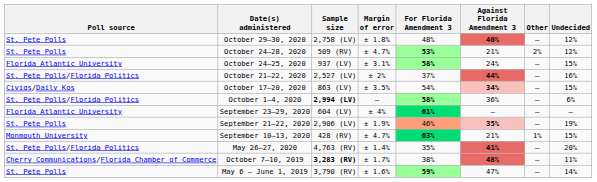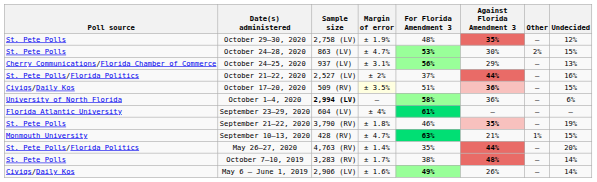(377, 39) ± 1.8% -> (377, 39) ± 1.9%
(493, 39) 40% -> (493, 39) 35%
(335, 51) 509 (RV) -> (335, 51) 863 (LV)
(493, 51) 21% -> (493, 51) 30%
(571, 51) 12% -> (571, 51) 15%
(64, 63) Florida Atlantic University -> (111, 63) Cherry Communications/Florida Chamber of Commerce
(428, 63) 58% -> (428, 63) 56%
(493, 63) 24% -> (493, 63) 29%
(571, 63) 15% -> (571, 63) 13%
(335, 87) 863 (LV) -> (335, 87) 509 (RV)
(377, 87) no background -> (377, 87) lightyellow background
(428, 87) 54% -> (428, 87) 51%
(493, 87) 34% -> (493, 87) 36%
(73, 99) St. Pete Polls/Florida Politics -> (64, 99) University of North Florida
(335, 123) 2,906 (LV) -> (335, 123) 3,790 (RV)
(377, 123) ± 1.9% -> (377, 123) ± 1.8%
(428, 123) lightsalmon background -> (428, 123) no background
(493, 147) 41% -> (493, 147) 44%
(111, 159) Cherry Communications/Florida Chamber of Commerce -> (36, 159) St. Pete Polls
(335, 159) bold -> (335, 159) normal
(571, 159) 11% -> (571, 159) 14%
(36, 171) St. Pete Polls -> (40, 171) Civiqs/Daily Kos
(335, 171) 3,790 (RV) -> (335, 171) 2,906 (LV)
(428, 171) 59% -> (428, 171) 49%
(493, 171) 47% -> (493, 171) 26%
